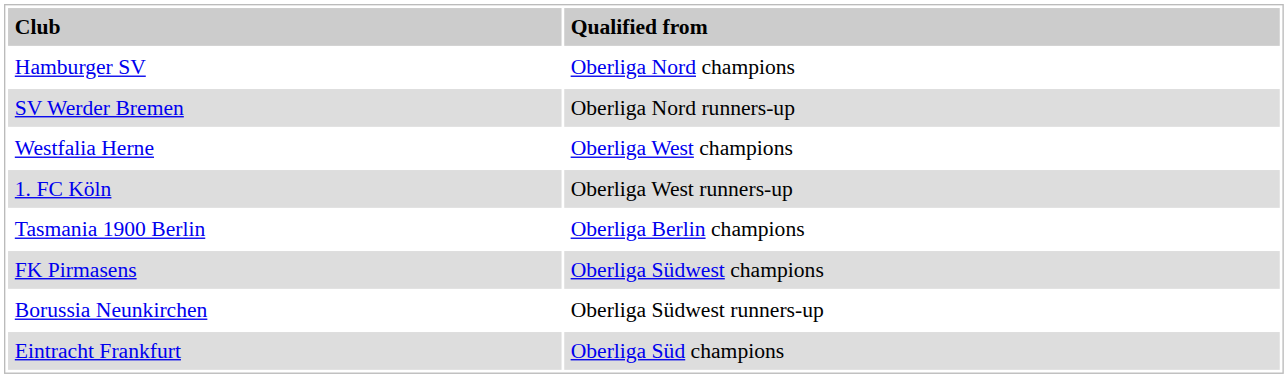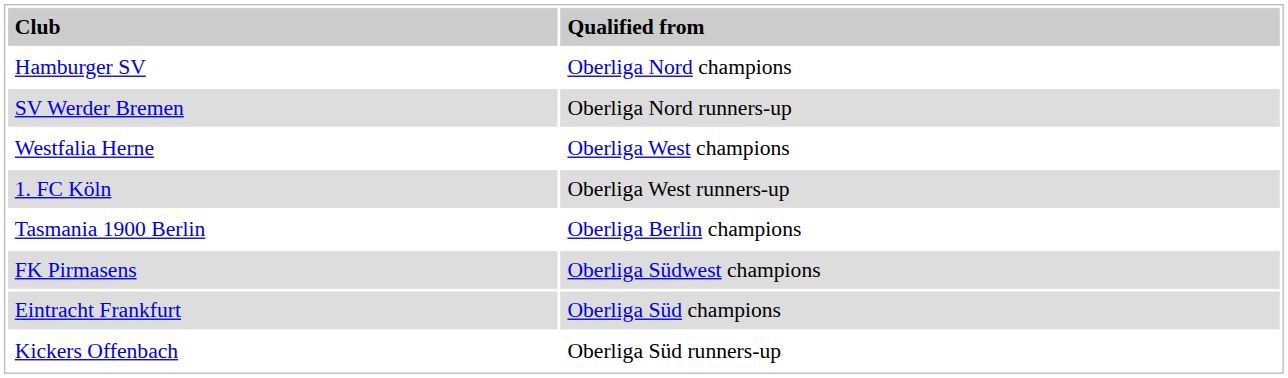- row: (111, 310)
+ row: (96, 350)
